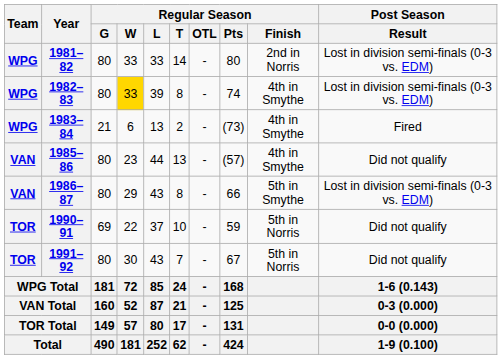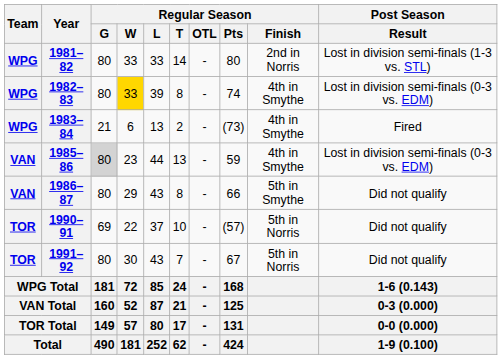(408, 60) Lost in division semi-finals (0-3 vs. EDM) -> (408, 60) Lost in division semi-finals (1-3 vs. STL)
(104, 160) no background -> (104, 160) lightgrey background
(233, 160) (57) -> (233, 160) 59
(408, 160) Did not qualify -> (408, 160) Lost in division semi-finals (0-3 vs. EDM)
(408, 193) Lost in division semi-finals (0-3 vs. EDM) -> (408, 193) Did not qualify
(233, 227) 59 -> (233, 227) (57)
